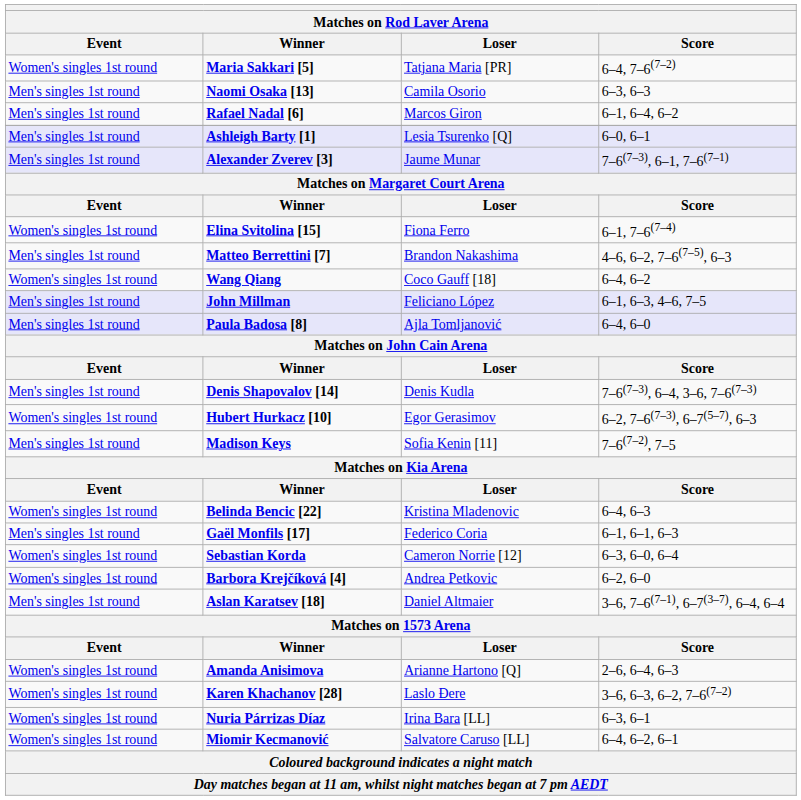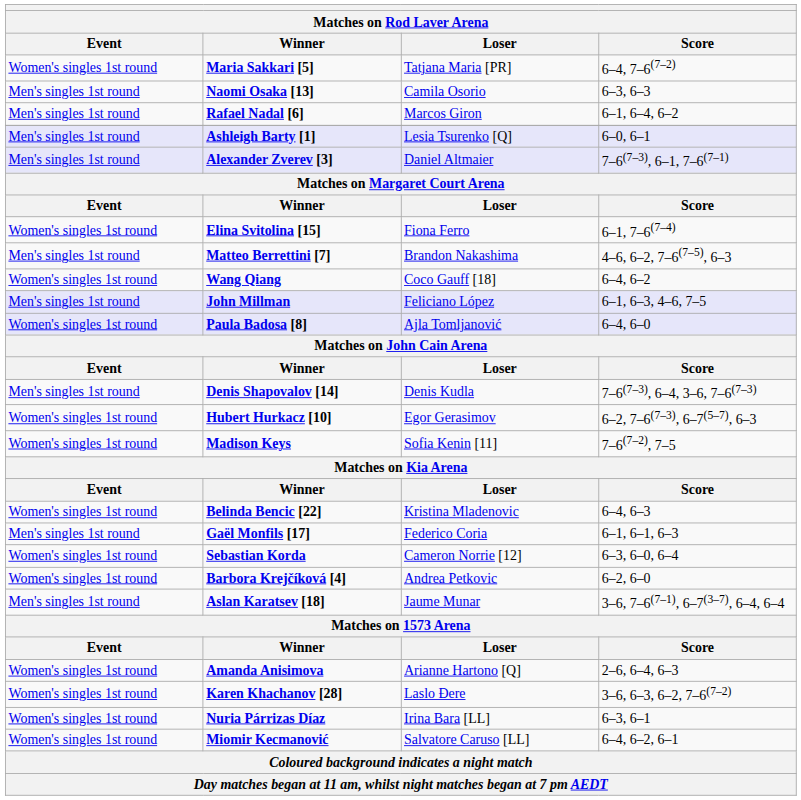(442, 160) Jaume Munar -> (449, 160) Daniel Altmaier
(74, 324) Men's singles 1st round -> (83, 324) Women's singles 1st round
(74, 443) Men's singles 1st round -> (83, 443) Women's singles 1st round
(449, 602) Daniel Altmaier -> (442, 602) Jaume Munar
